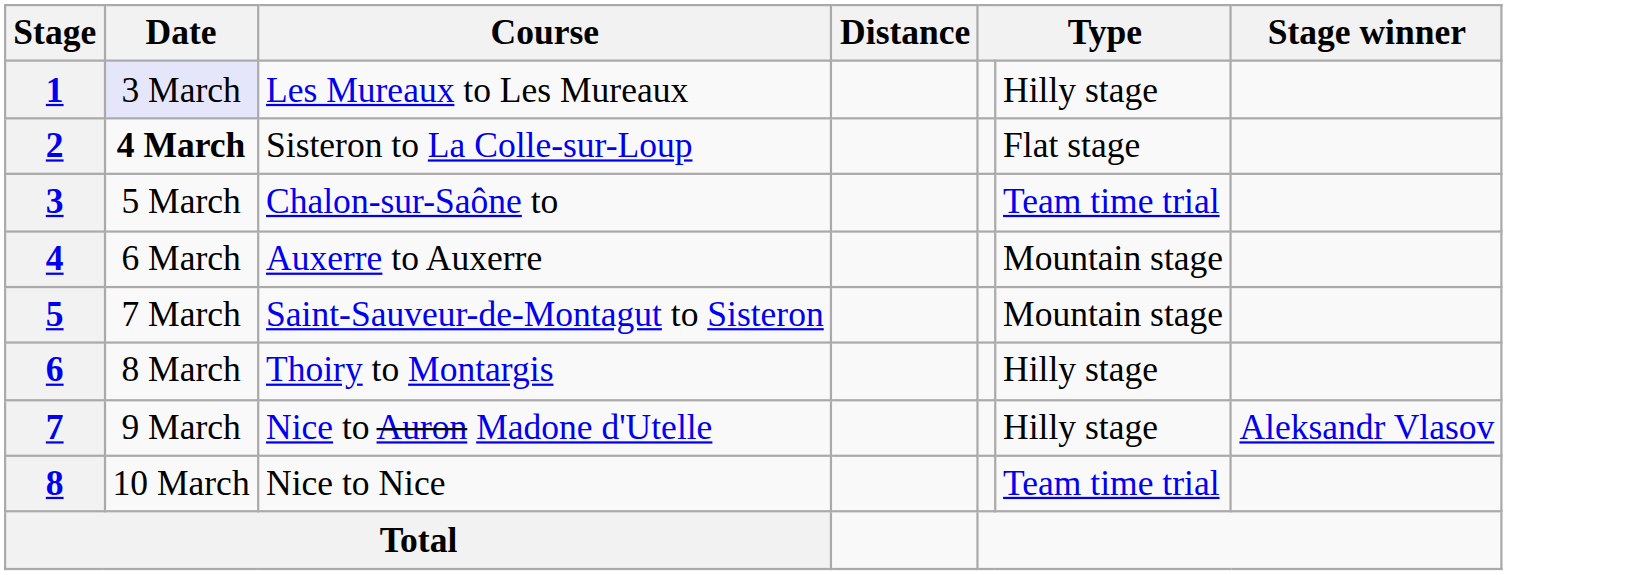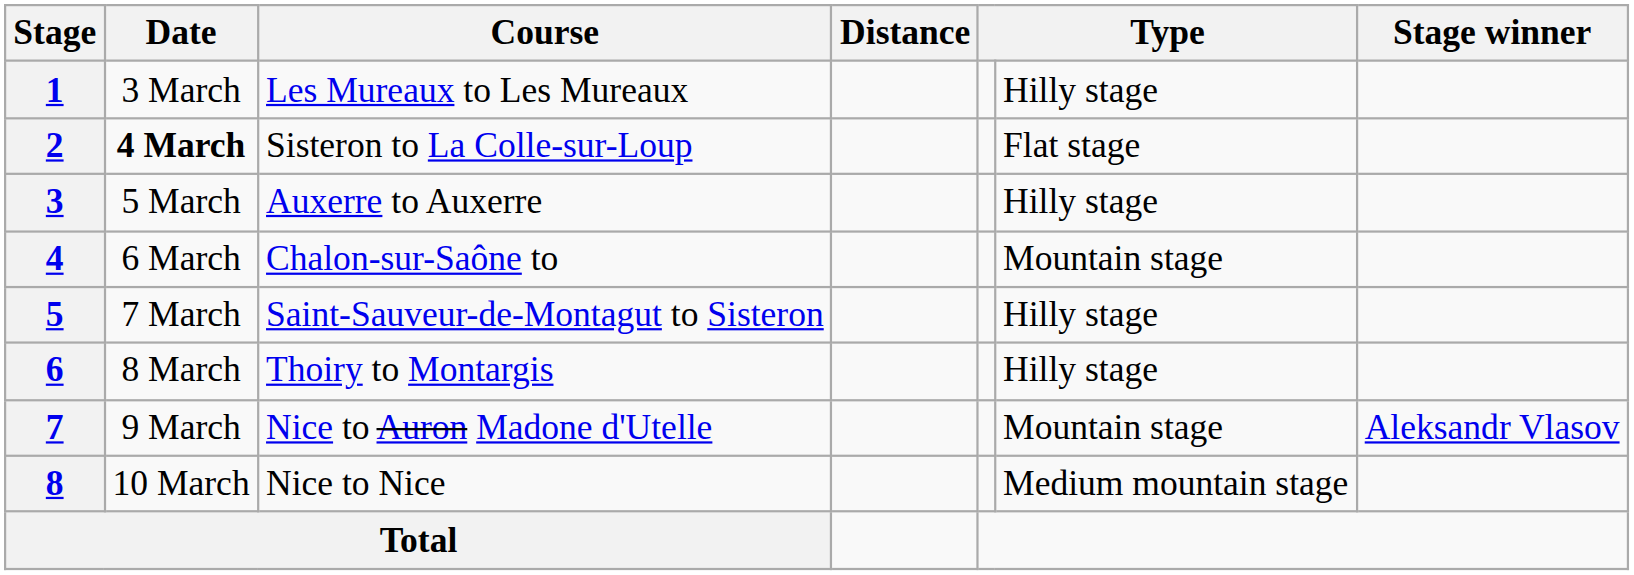(181, 88) lavender background -> (181, 88) no background
(412, 201) Chalon-sur-Saône to -> (404, 201) Auxerre to Auxerre
(1111, 201) Team time trial -> (1081, 201) Hilly stage
(404, 257) Auxerre to Auxerre -> (412, 257) Chalon-sur-Saône to
(1113, 314) Mountain stage -> (1081, 314) Hilly stage
(1081, 426) Hilly stage -> (1113, 426) Mountain stage
(1111, 483) Team time trial -> (1176, 483) Medium mountain stage
